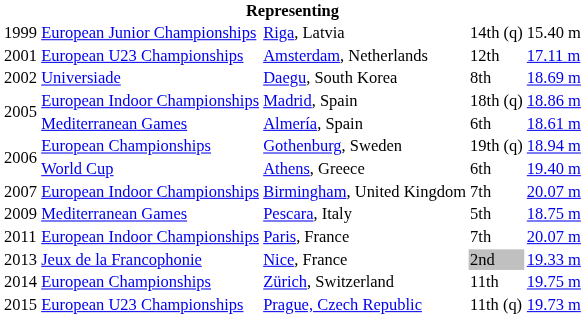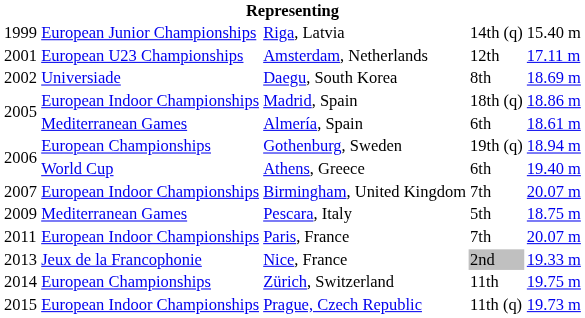(142, 304) European U23 Championships -> (150, 304) European Indoor Championships
